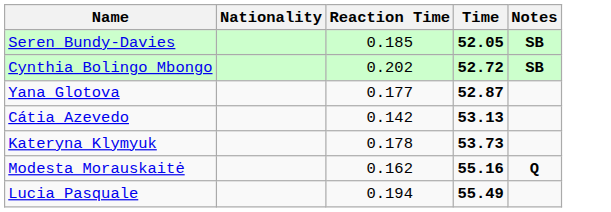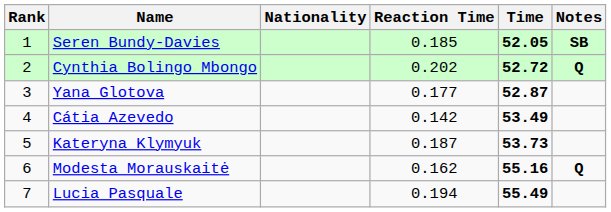+ column: (27, 17)
(534, 68) SB -> (579, 68) Q
(481, 118) 53.13 -> (525, 118) 53.49
(390, 143) 0.178 -> (434, 143) 0.187
